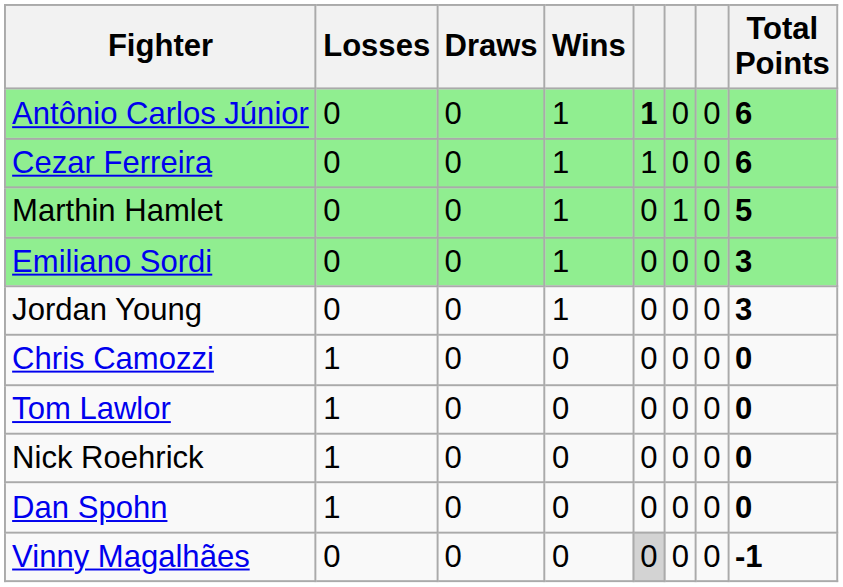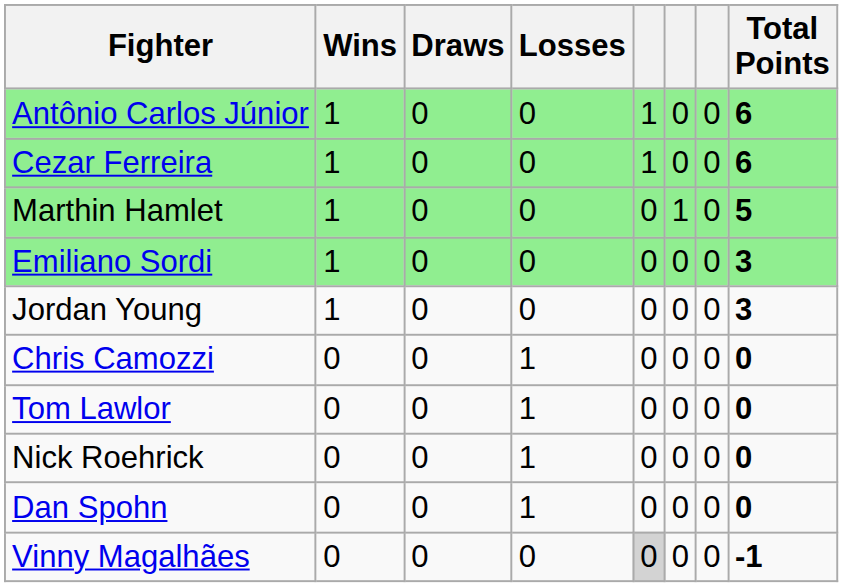columns swapped: (589, 46) <-> (377, 46)
(649, 113) bold -> (649, 113) normal
